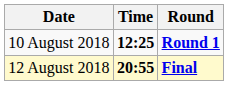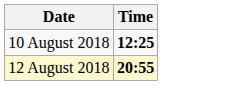- column: (191, 17)
